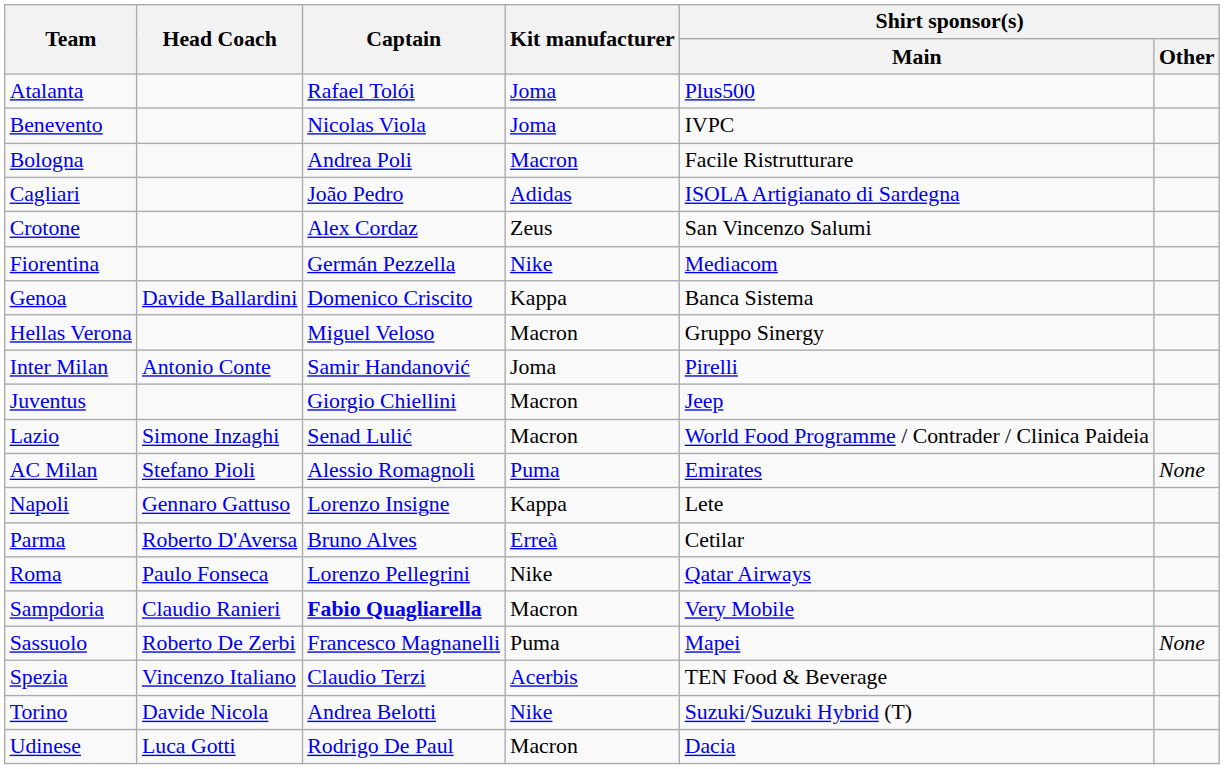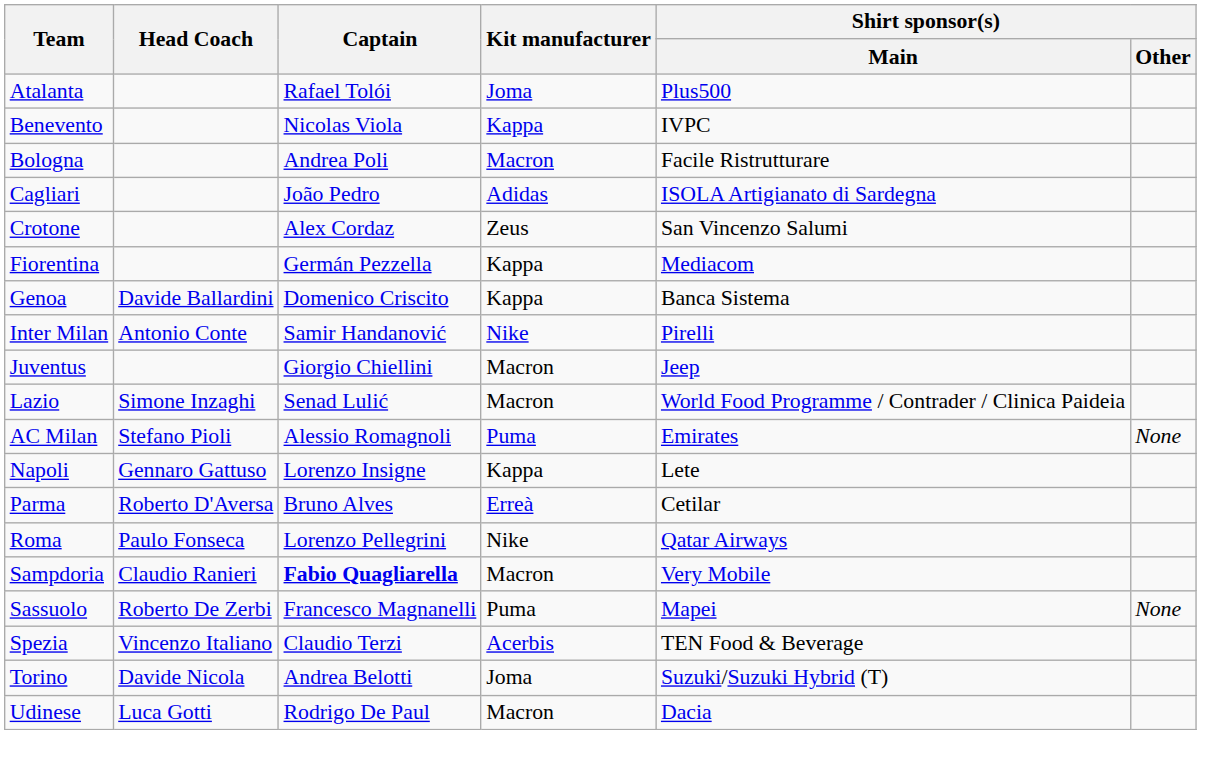(533, 125) Joma -> (515, 125) Kappa
(531, 263) Nike -> (515, 263) Kappa
- row: (71, 332)
(533, 366) Joma -> (507, 332) Nike
(531, 711) Nike -> (509, 677) Joma
